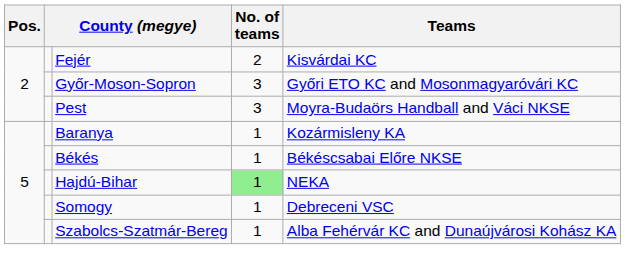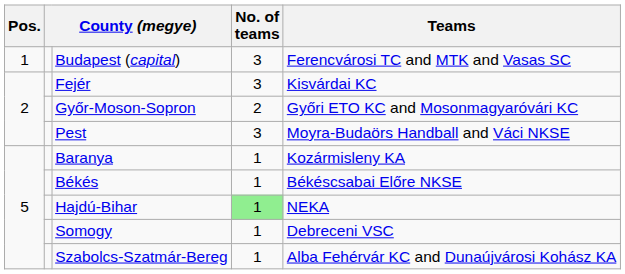+ row: (118, 59)
(257, 59) 2 -> (257, 84) 3
(257, 84) 3 -> (257, 108) 2
